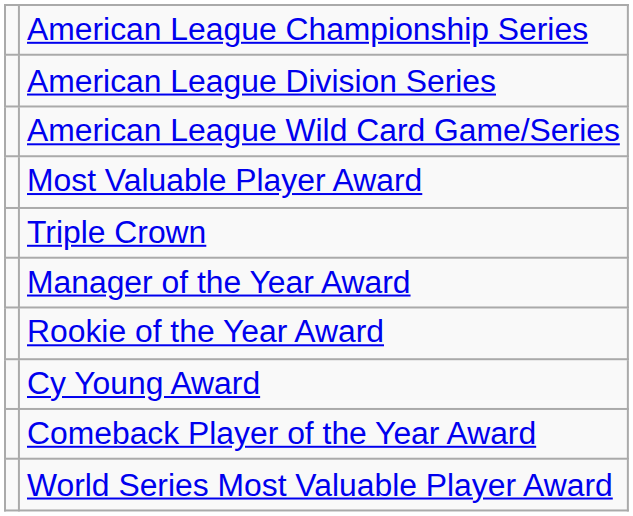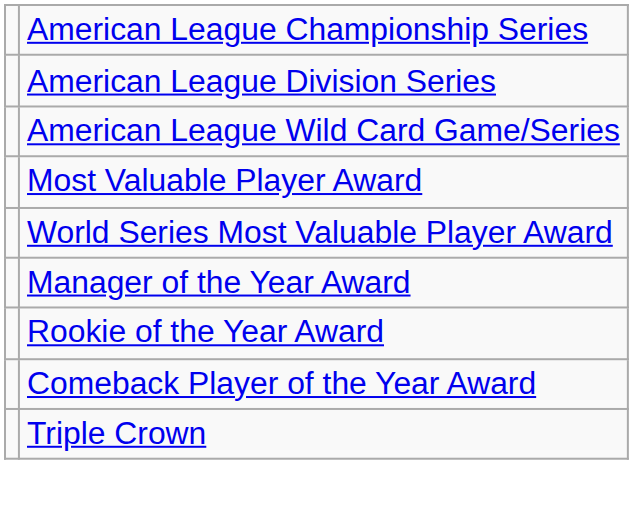rows swapped: (117, 231) <-> (320, 484)
- row: (144, 383)
